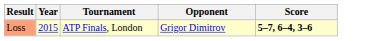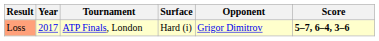+ column: (176, 12)
(48, 28) 2015 -> (48, 28) 2017
